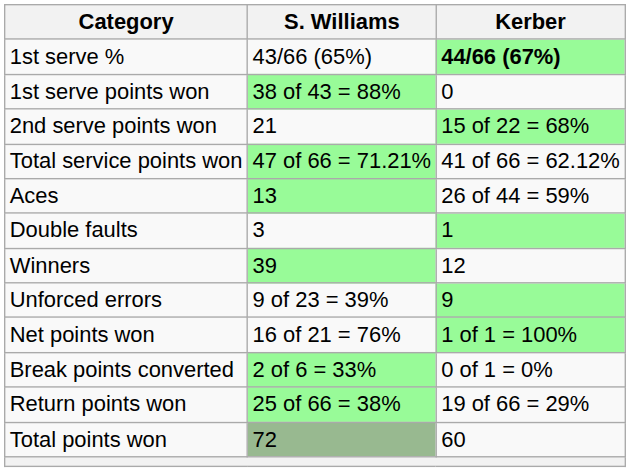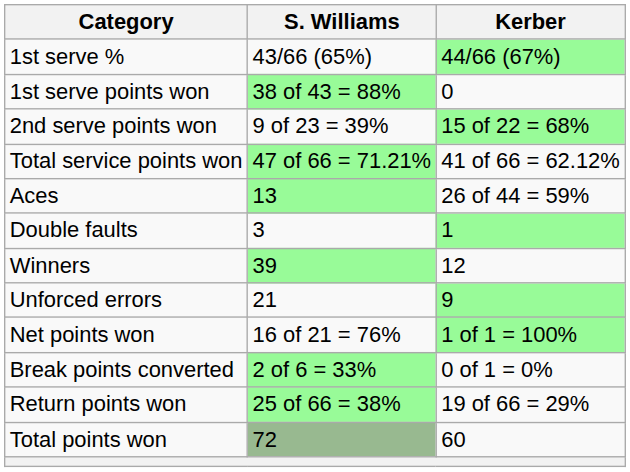(501, 56) bold -> (501, 56) normal
(265, 126) 21 -> (320, 126) 9 of 23 = 39%
(320, 299) 9 of 23 = 39% -> (265, 299) 21
